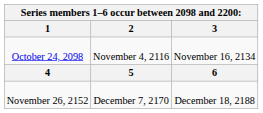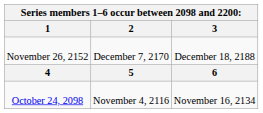rows swapped: (47, 56) <-> (47, 100)
